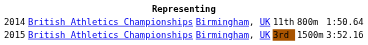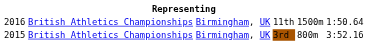(15, 22) 2014 -> (15, 22) 2016
(308, 22) 800m -> (310, 22) 1500m
(310, 35) 1500m -> (308, 35) 800m
